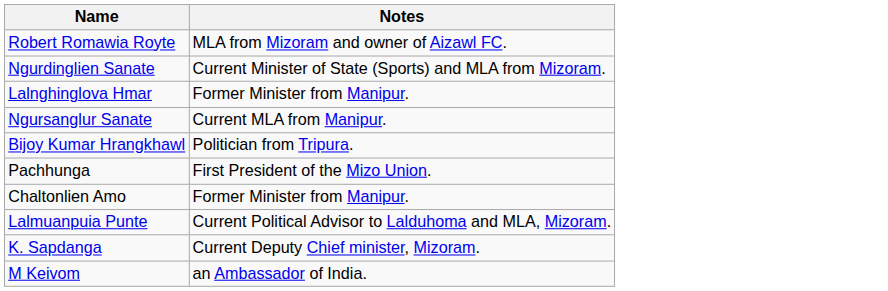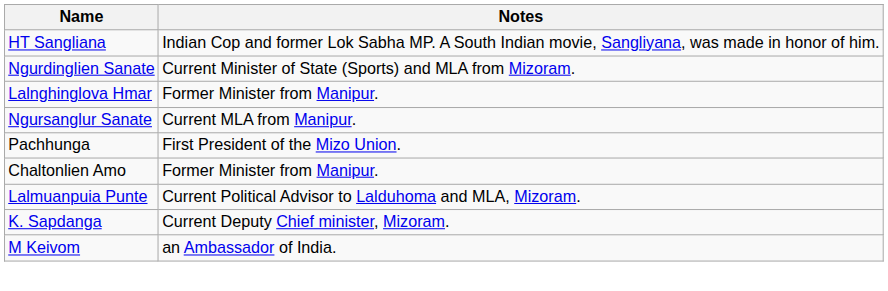+ row: (57, 42)
- row: (92, 42)
- row: (97, 145)
